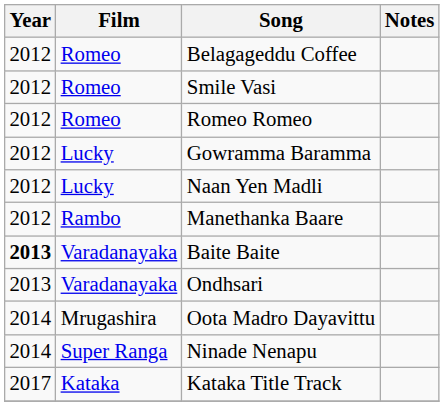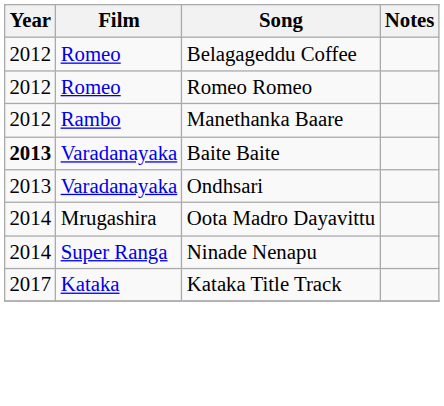- row: (231, 86)
- row: (279, 152)
- row: (255, 185)
